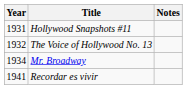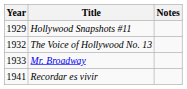(16, 28) 1931 -> (16, 28) 1929
(16, 60) 1934 -> (16, 60) 1933
